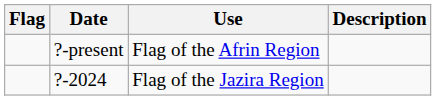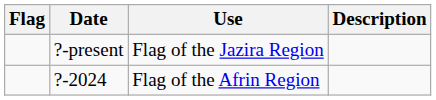(226, 49) Flag of the Afrin Region -> (228, 49) Flag of the Jazira Region
(228, 79) Flag of the Jazira Region -> (226, 79) Flag of the Afrin Region
